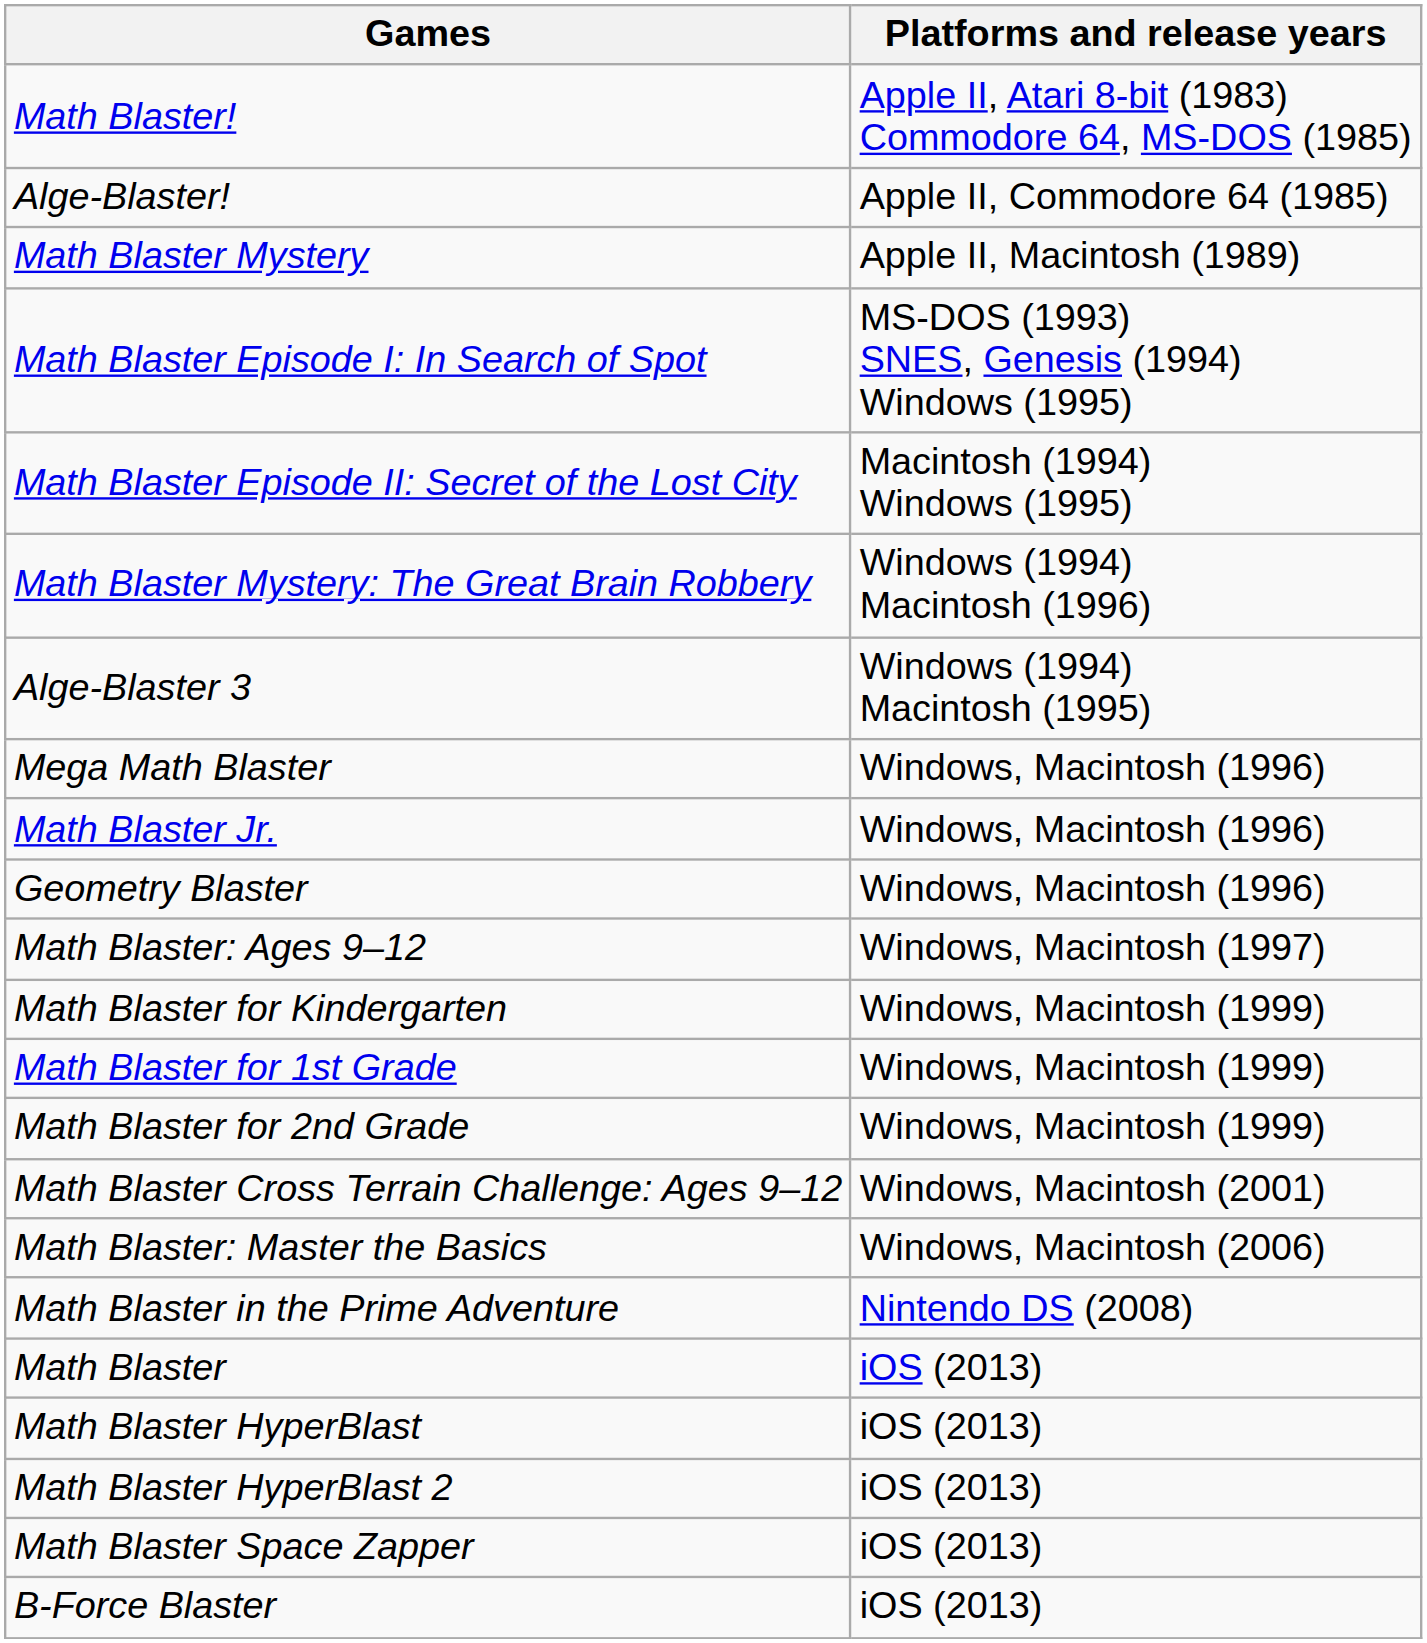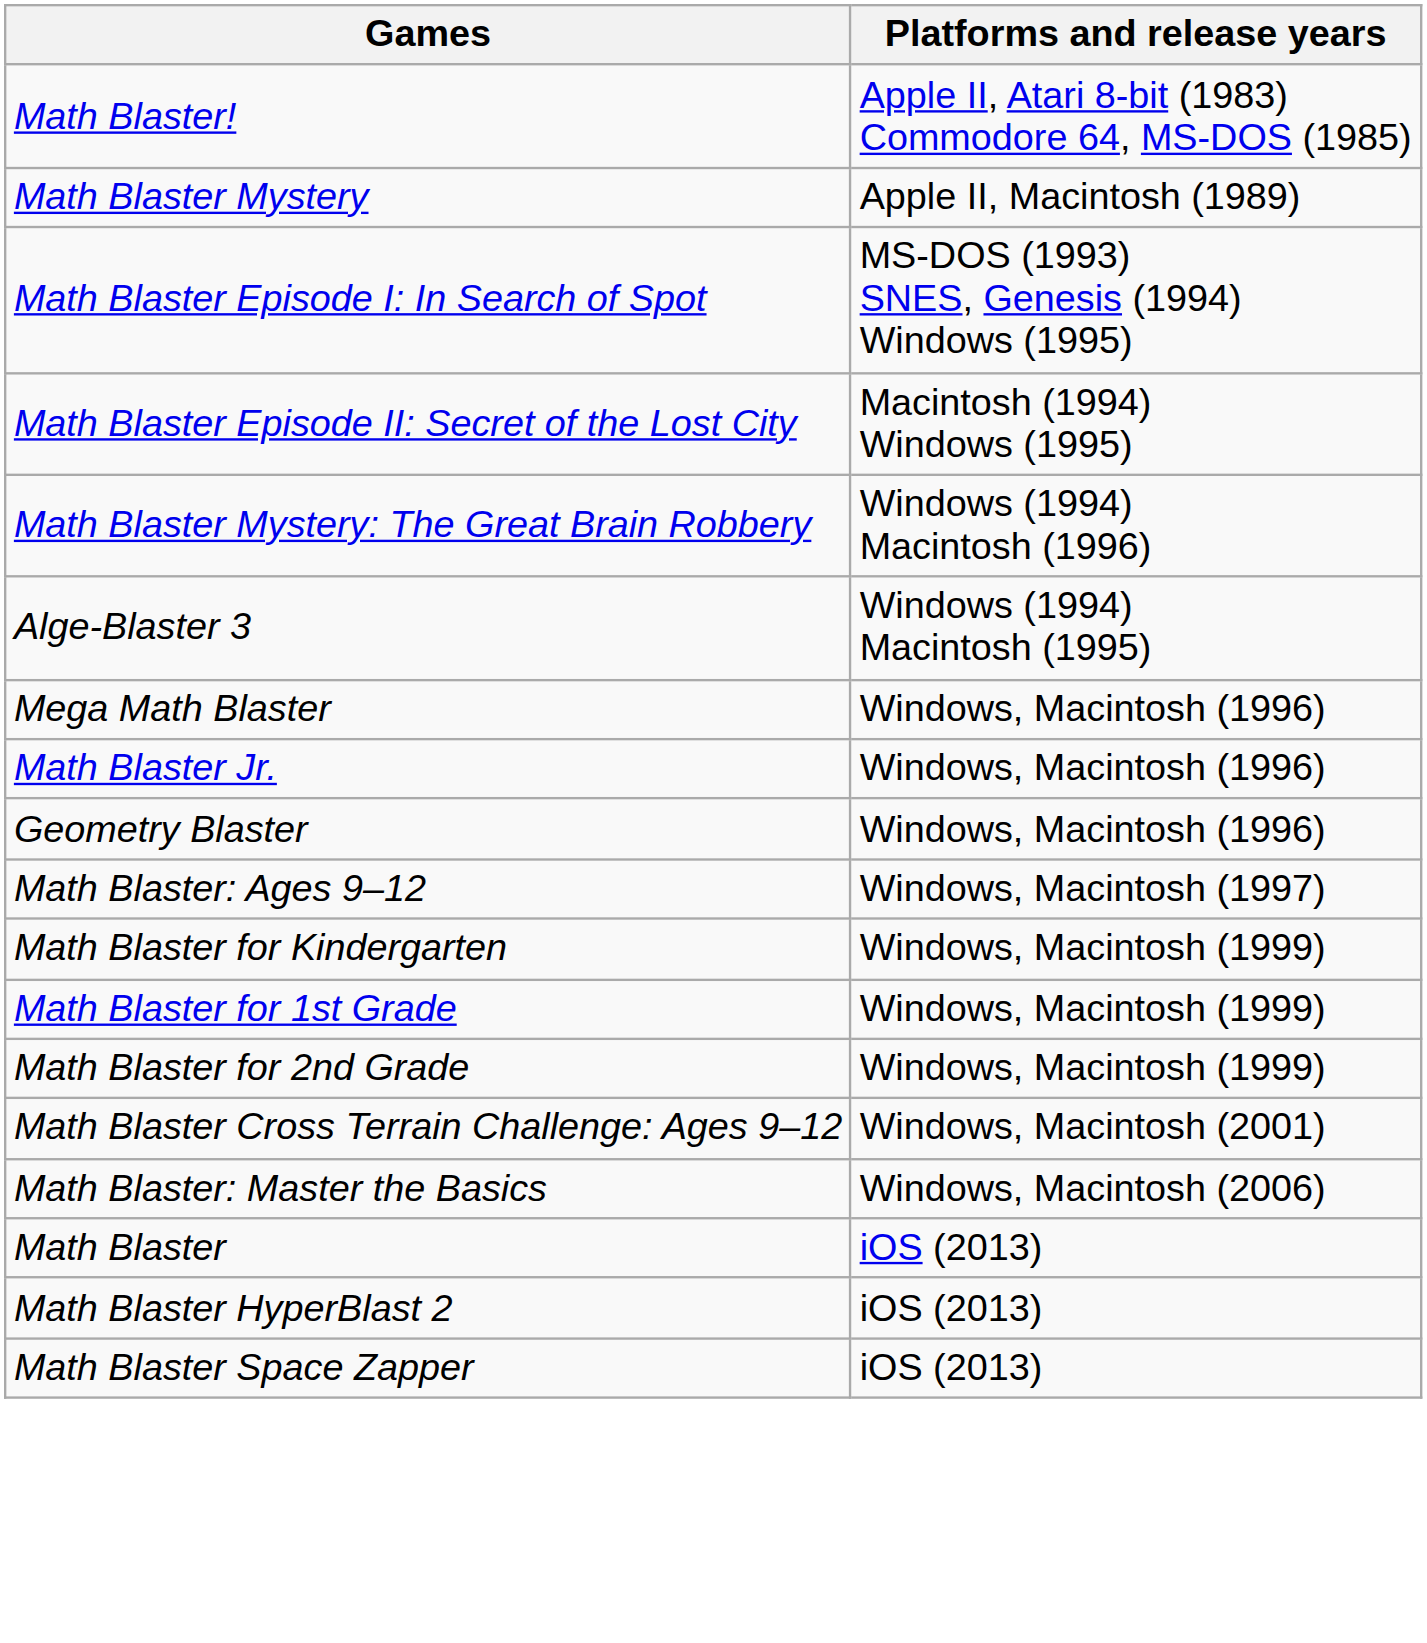- row: (122, 196)
- row: (316, 1307)
- row: (217, 1427)
- row: (145, 1606)
